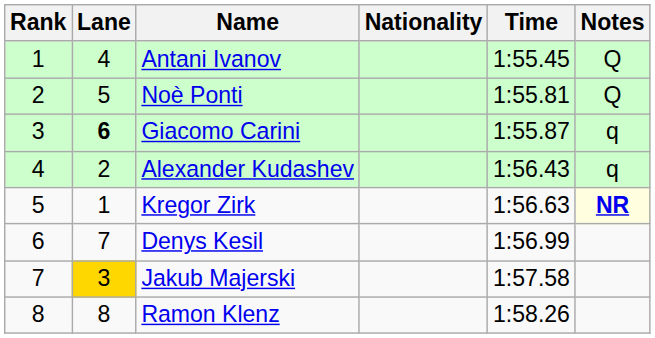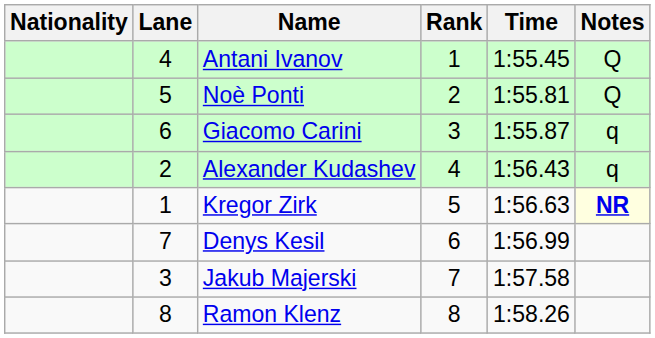columns swapped: (38, 22) <-> (424, 22)
(104, 132) bold -> (165, 132) normal
(104, 278) gold background -> (165, 278) no background
